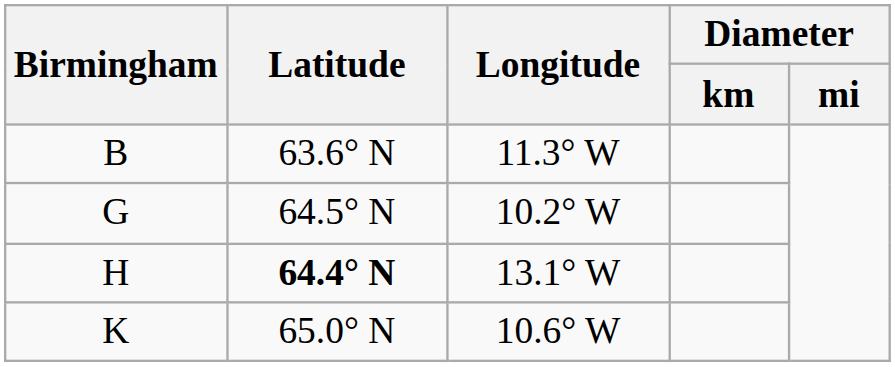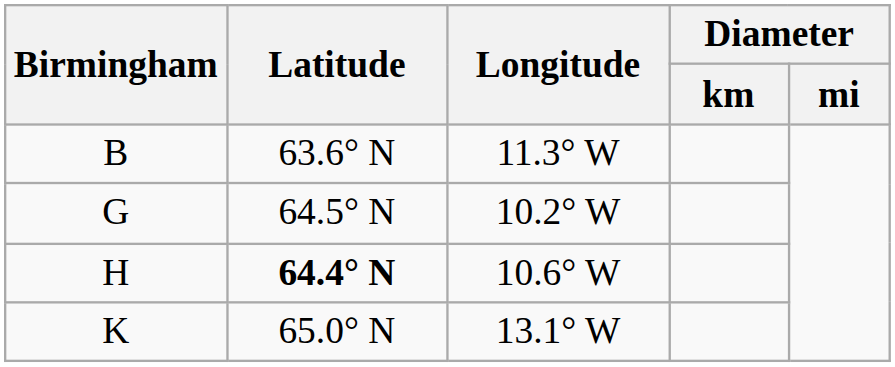(558, 271) 13.1° W -> (558, 271) 10.6° W
(558, 331) 10.6° W -> (558, 331) 13.1° W
